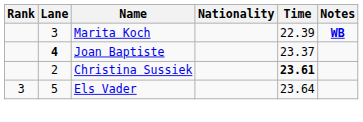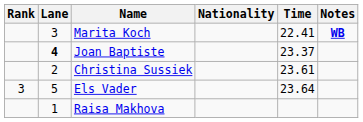(297, 33) 22.39 -> (297, 33) 22.41
(297, 70) bold -> (297, 70) normal
+ row: (119, 108)
